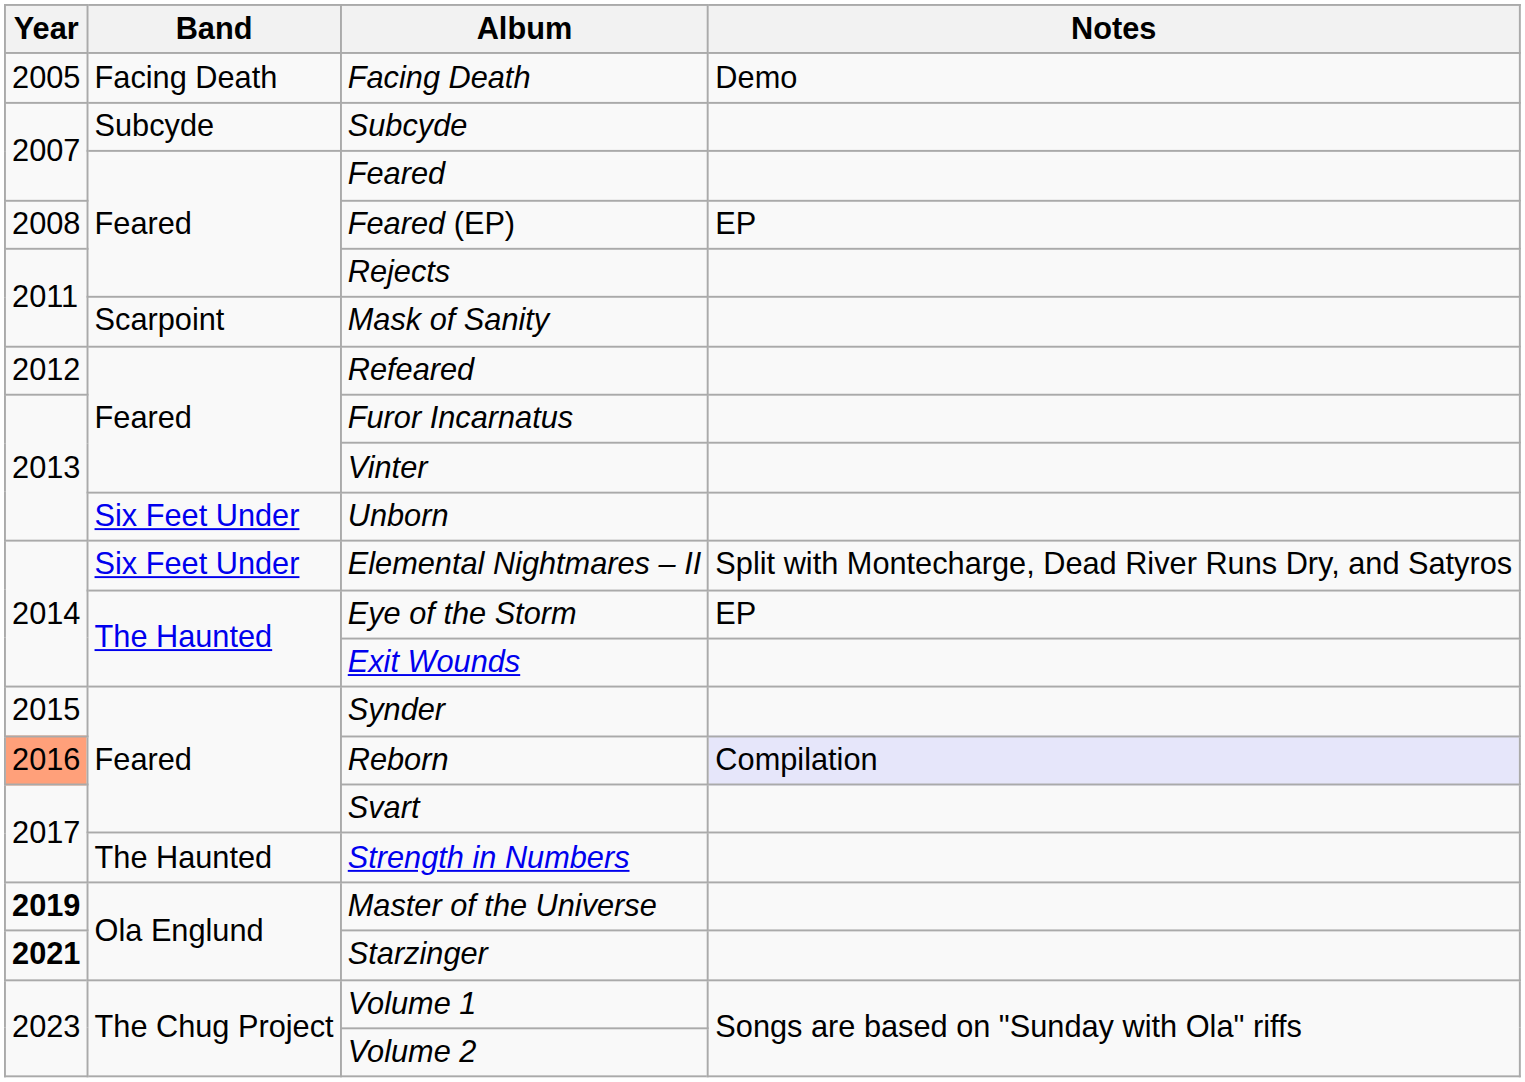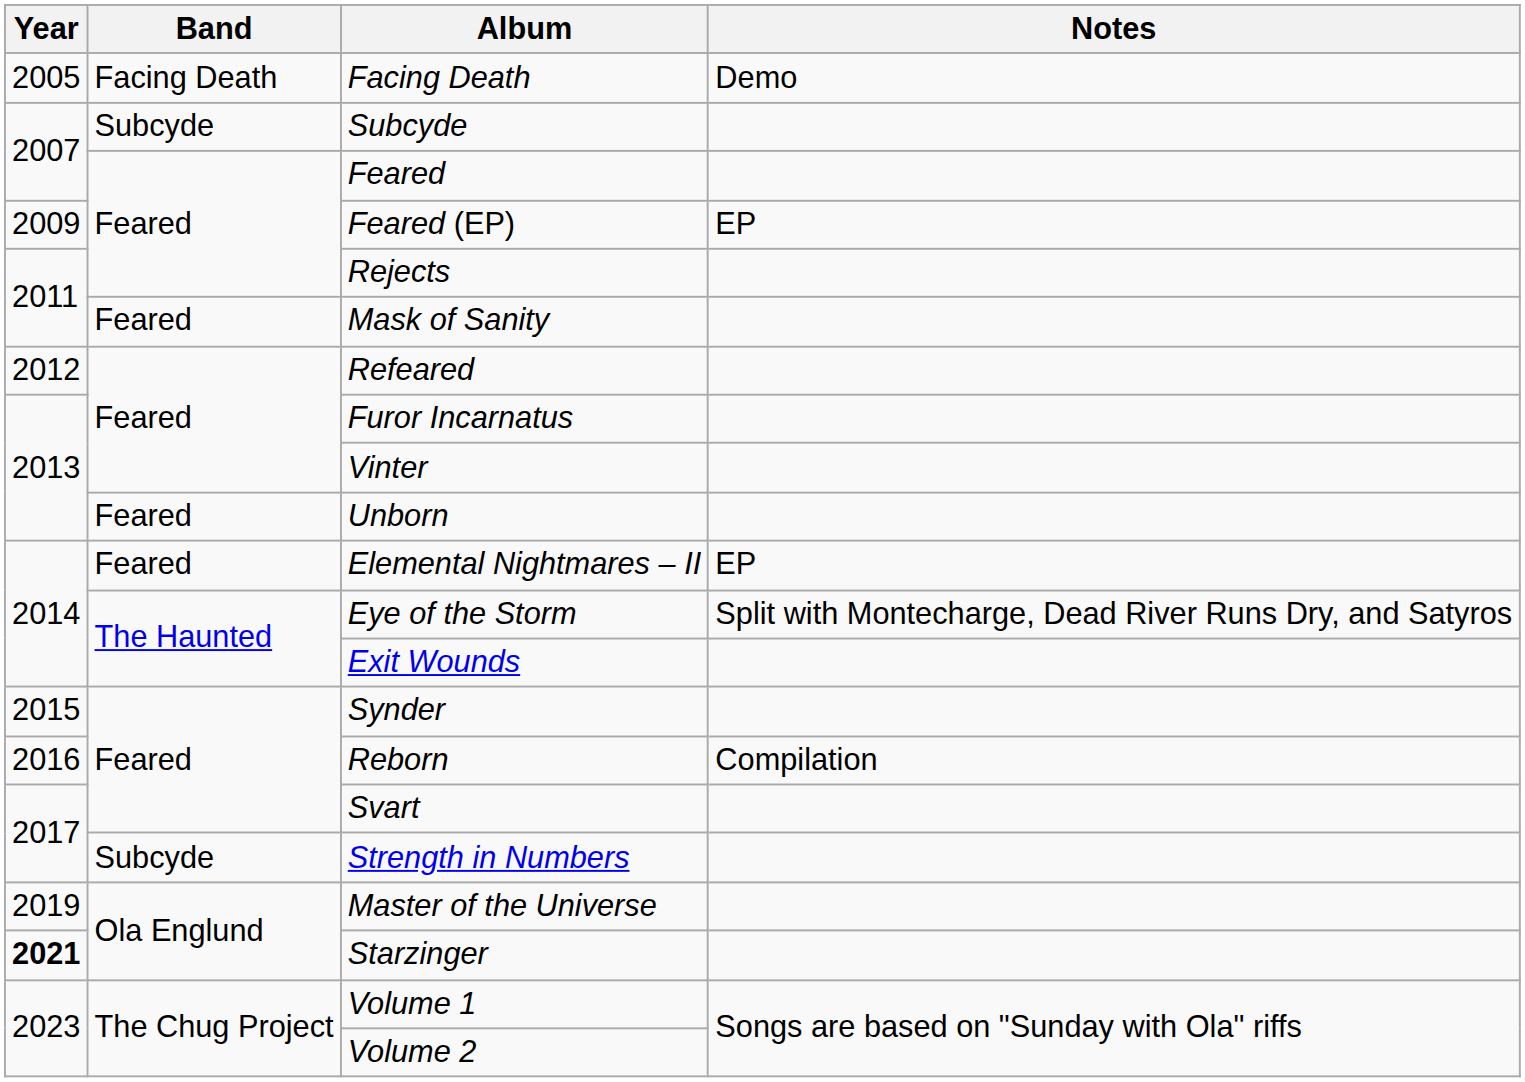(46, 223) 2008 -> (46, 223) 2009
(159, 321) Scarpoint -> (143, 321) Feared
(197, 516) Six Feet Under -> (143, 516) Feared
(197, 564) Six Feet Under -> (143, 564) Feared
(1114, 564) Split with Montecharge, Dead River Runs Dry, and Satyros -> (736, 564) EP
(736, 613) EP -> (1114, 613) Split with Montecharge, Dead River Runs Dry, and Satyros
(46, 759) lightsalmon background -> (46, 759) no background
(796, 759) lavender background -> (796, 759) no background
(183, 857) The Haunted -> (154, 857) Subcyde
(46, 905) bold -> (46, 905) normal
